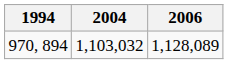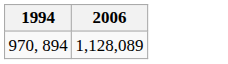- column: (110, 17)
